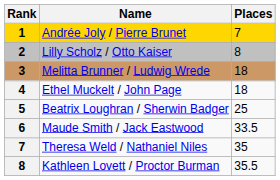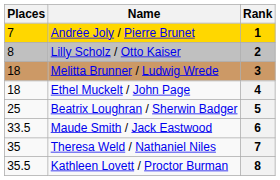columns swapped: (22, 14) <-> (253, 14)
